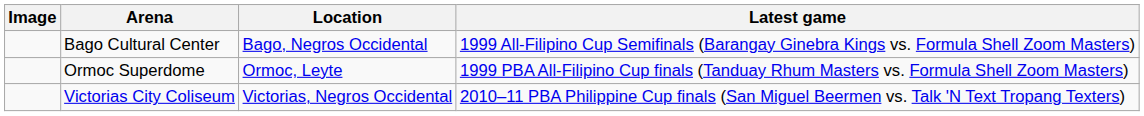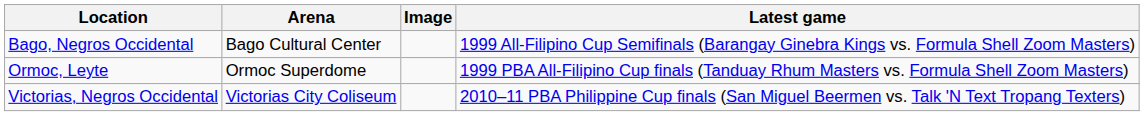columns swapped: (32, 17) <-> (347, 17)
